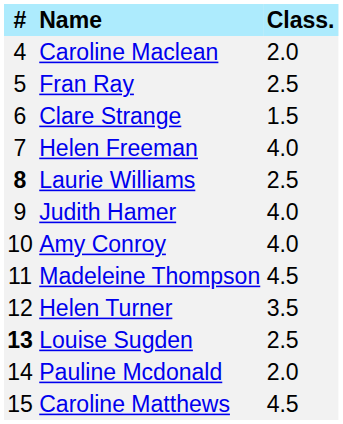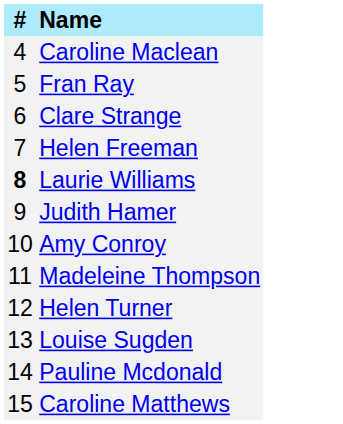- column: (301, 20)
(20, 340) bold -> (20, 340) normal
